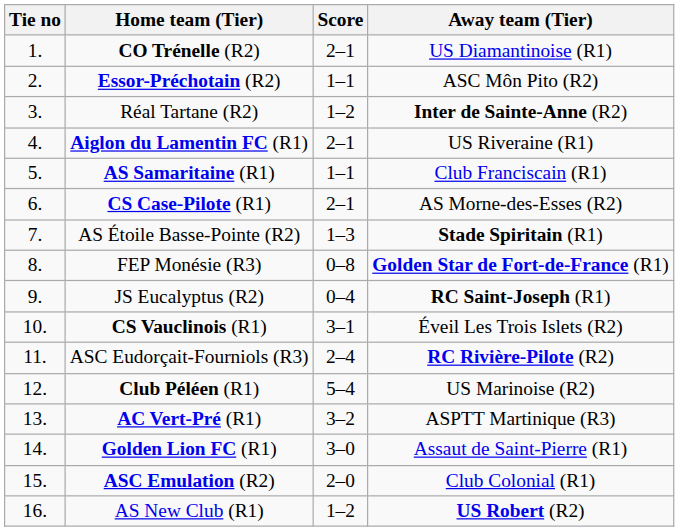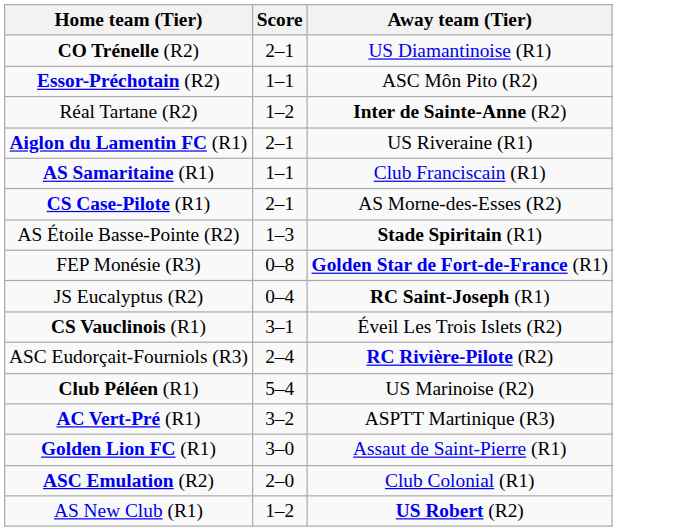- column: (35, 19)
